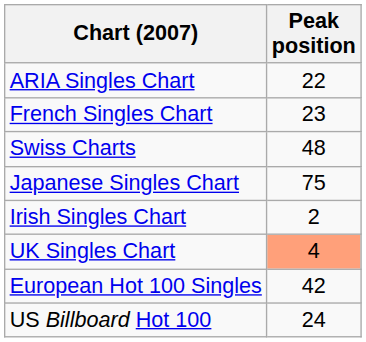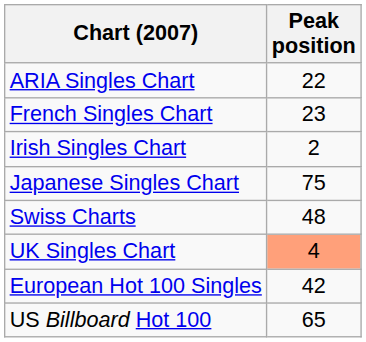rows swapped: (98, 217) <-> (73, 148)
(314, 319) 24 -> (314, 319) 65
